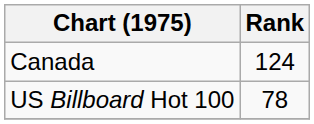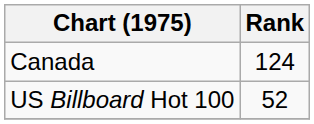(275, 99) 78 -> (275, 99) 52
